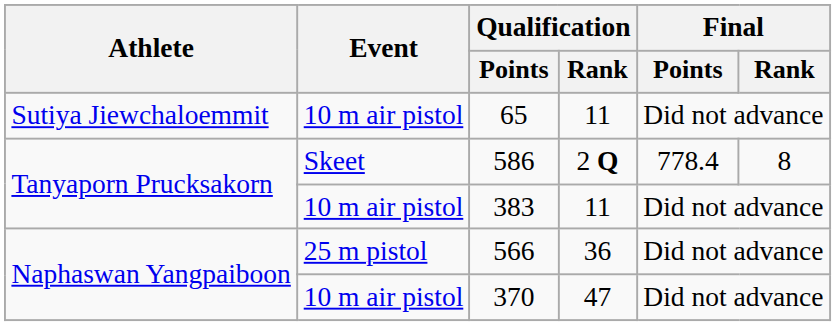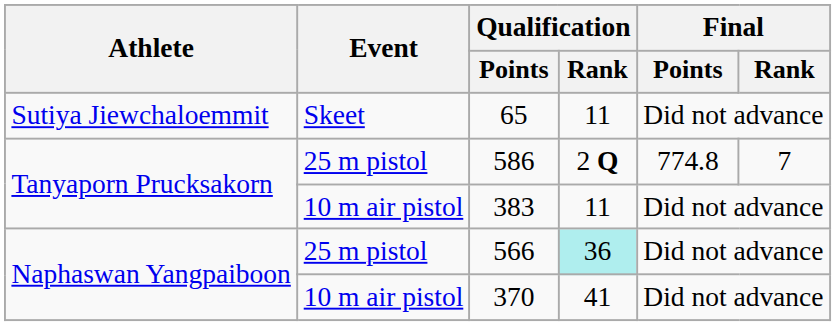(384, 115) 10 m air pistol -> (334, 115) Skeet
(334, 161) Skeet -> (366, 161) 25 m pistol
(688, 161) 778.4 -> (688, 161) 774.8
(784, 161) 8 -> (784, 161) 7
(597, 251) no background -> (597, 251) paleturquoise background
(597, 297) 47 -> (597, 297) 41
